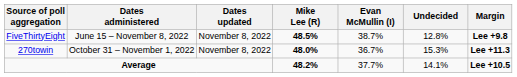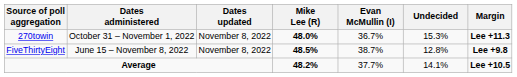rows swapped: (36, 36) <-> (36, 51)
